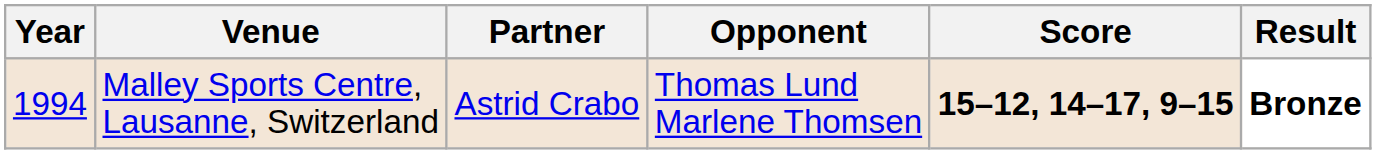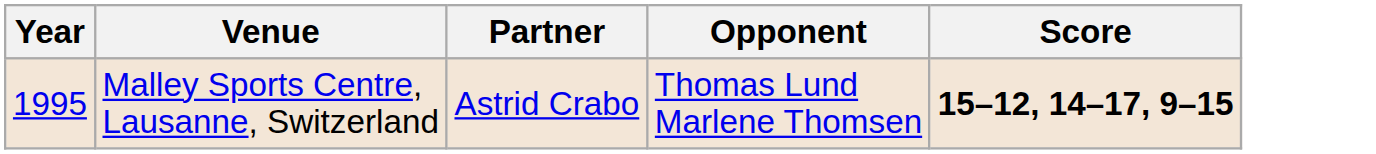- column: (1305, 32)
(50, 103) 1994 -> (50, 103) 1995
